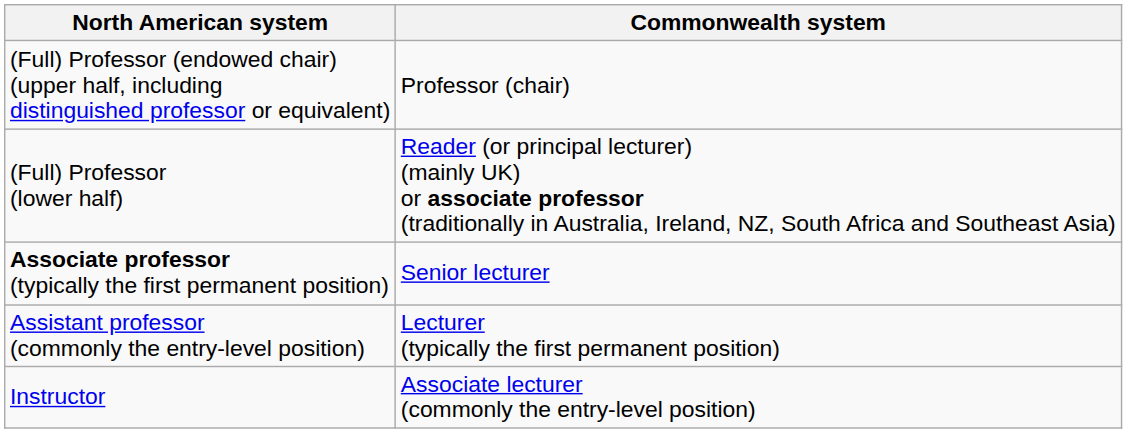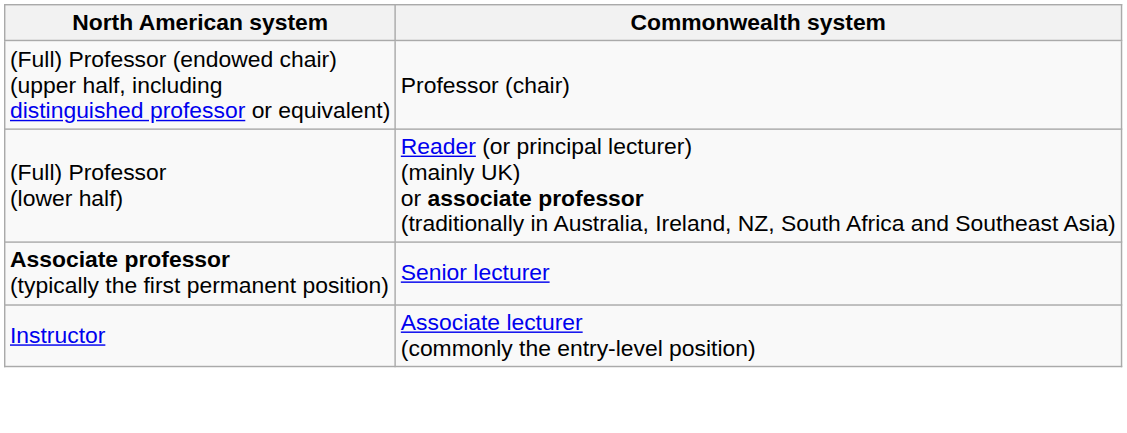- row: (187, 335)
